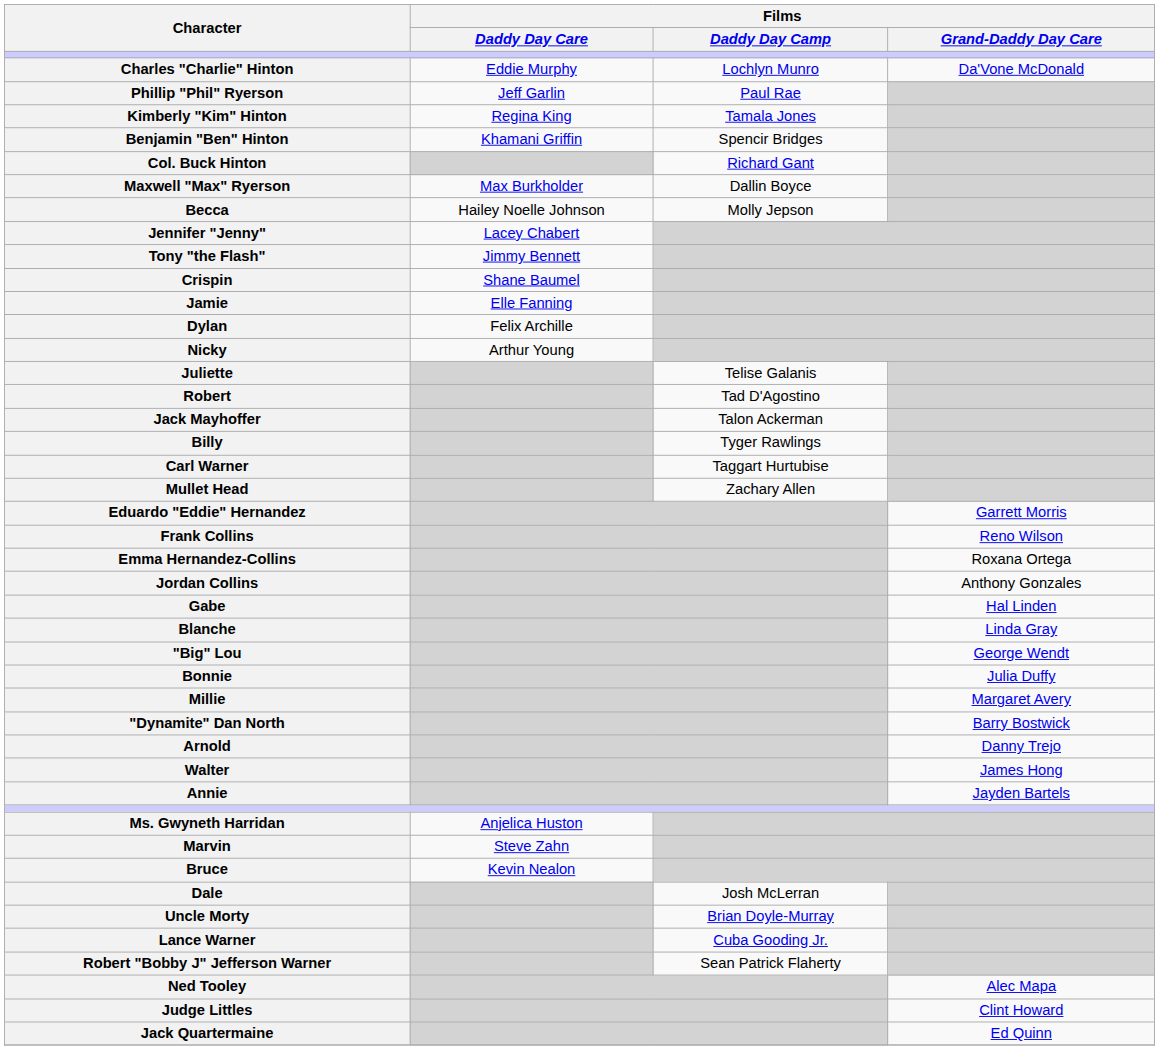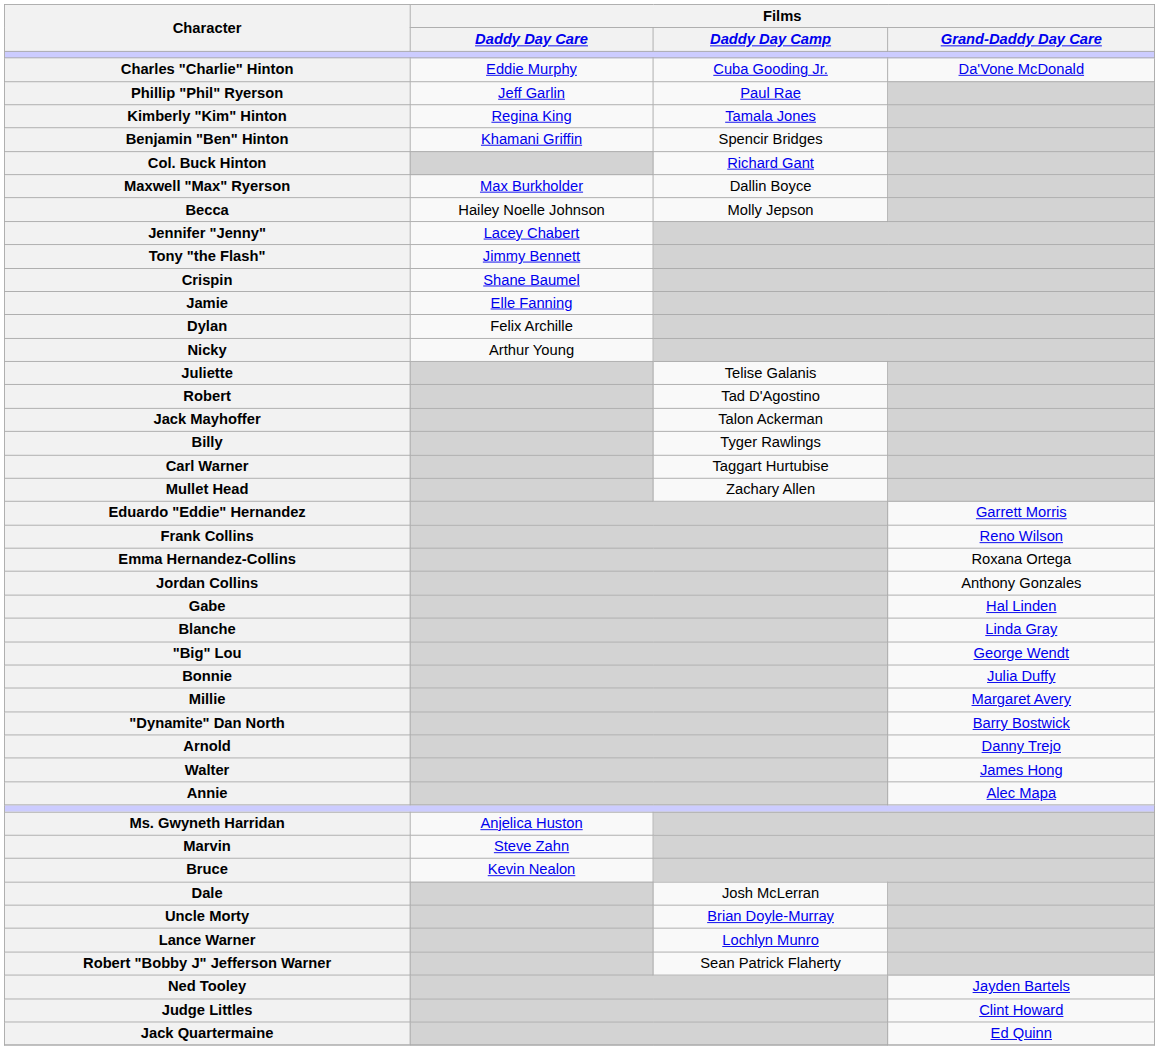(771, 69) Lochlyn Munro -> (771, 69) Cuba Gooding Jr.
(1021, 793) Jayden Bartels -> (1021, 793) Alec Mapa
(771, 940) Cuba Gooding Jr. -> (771, 940) Lochlyn Munro
(1021, 986) Alec Mapa -> (1021, 986) Jayden Bartels
